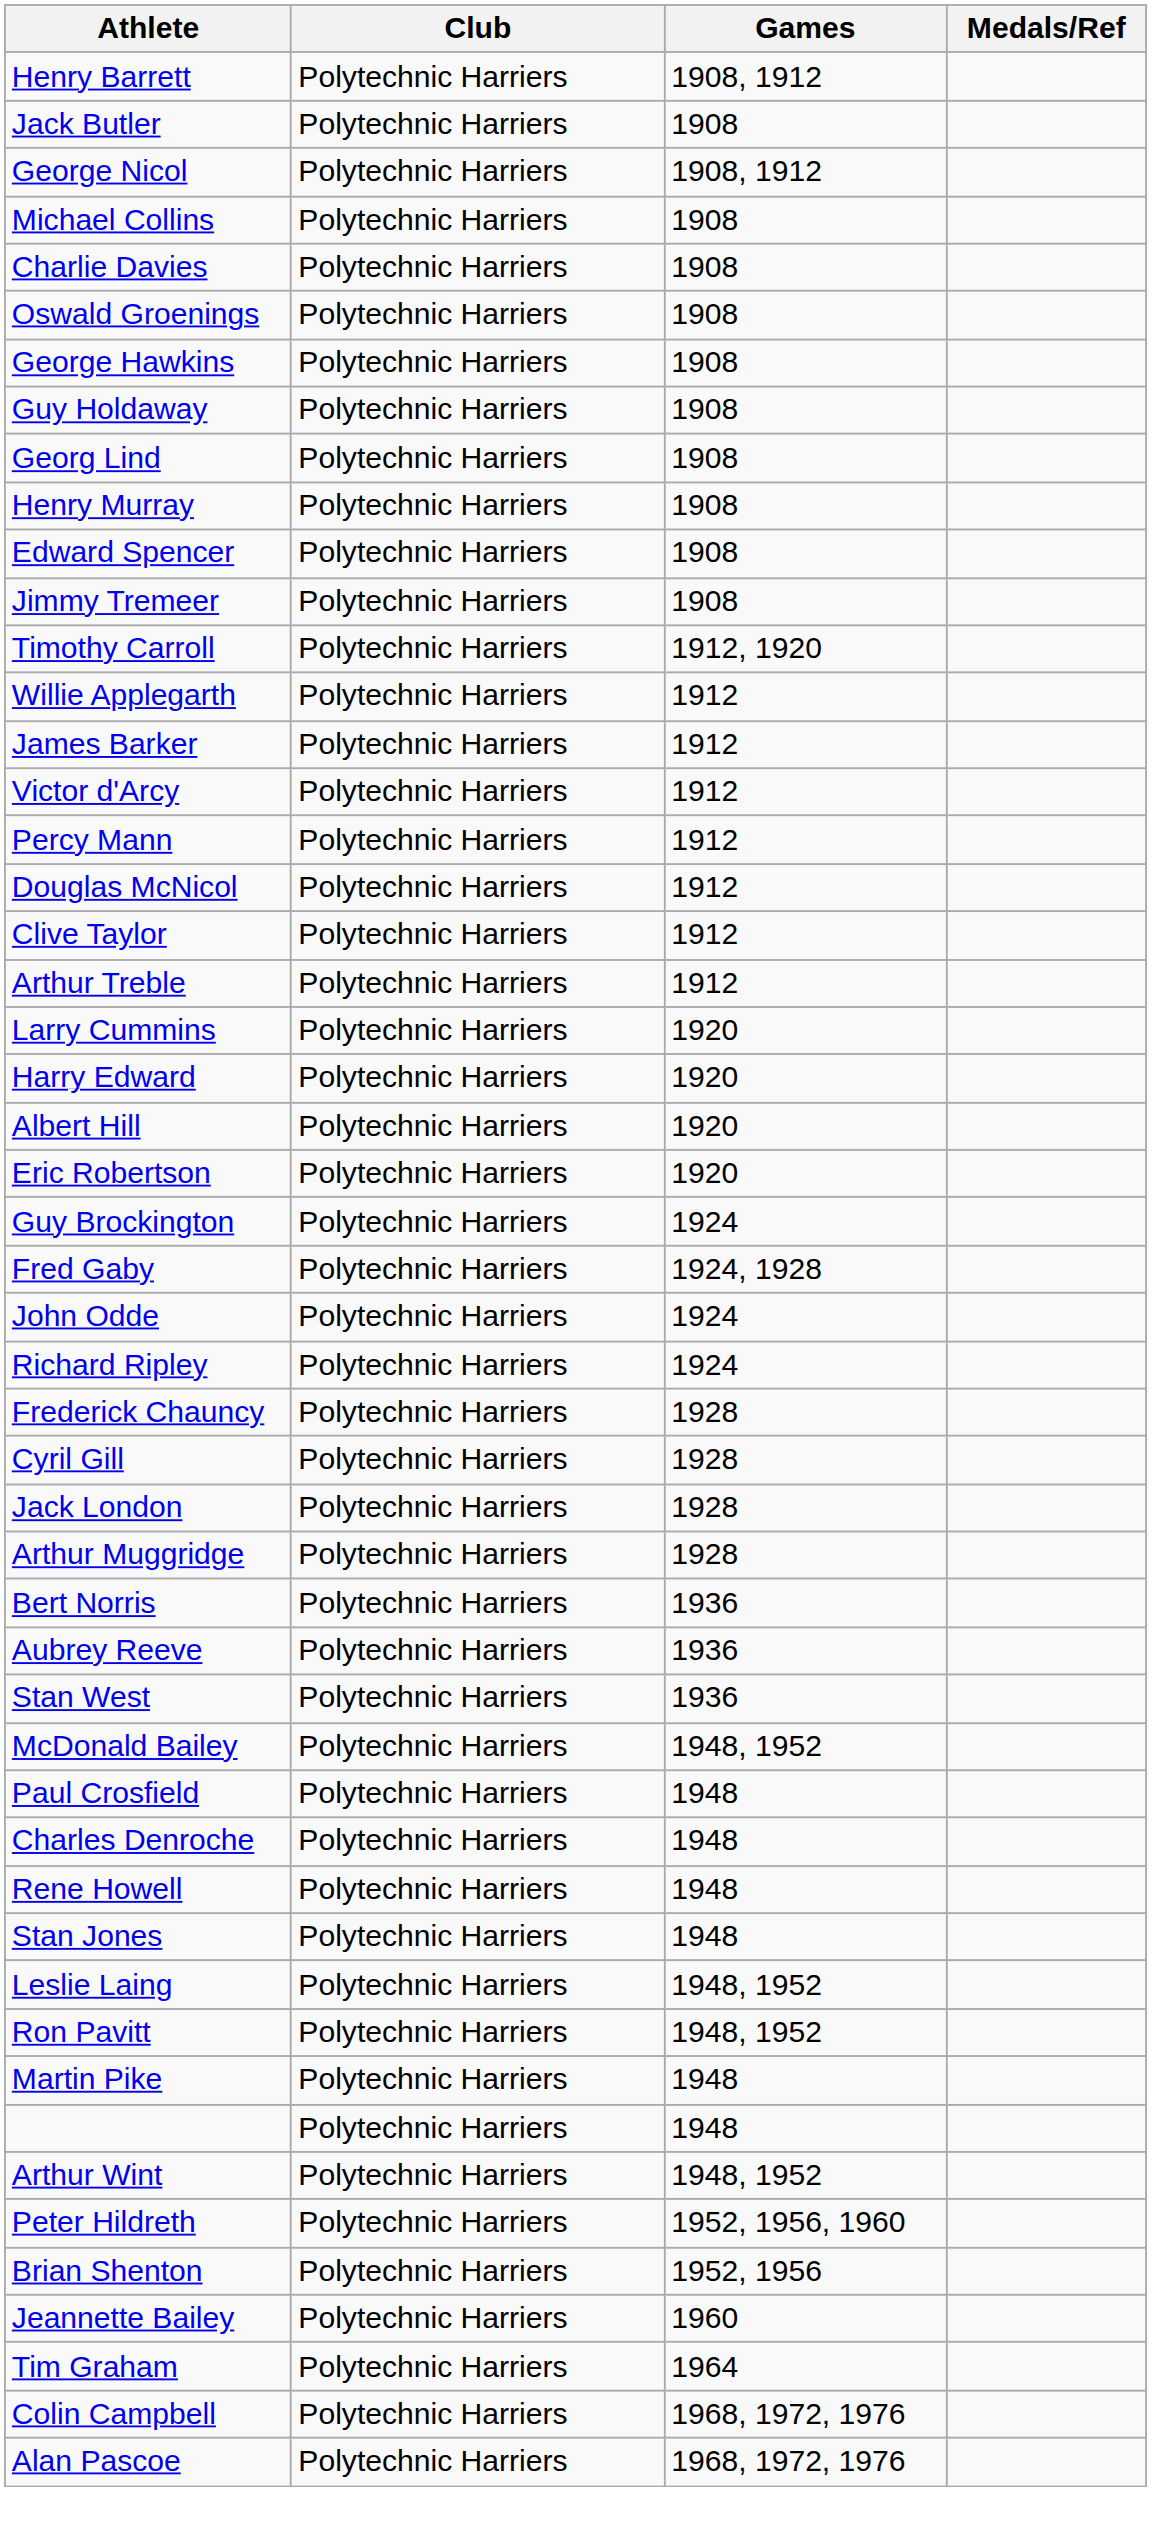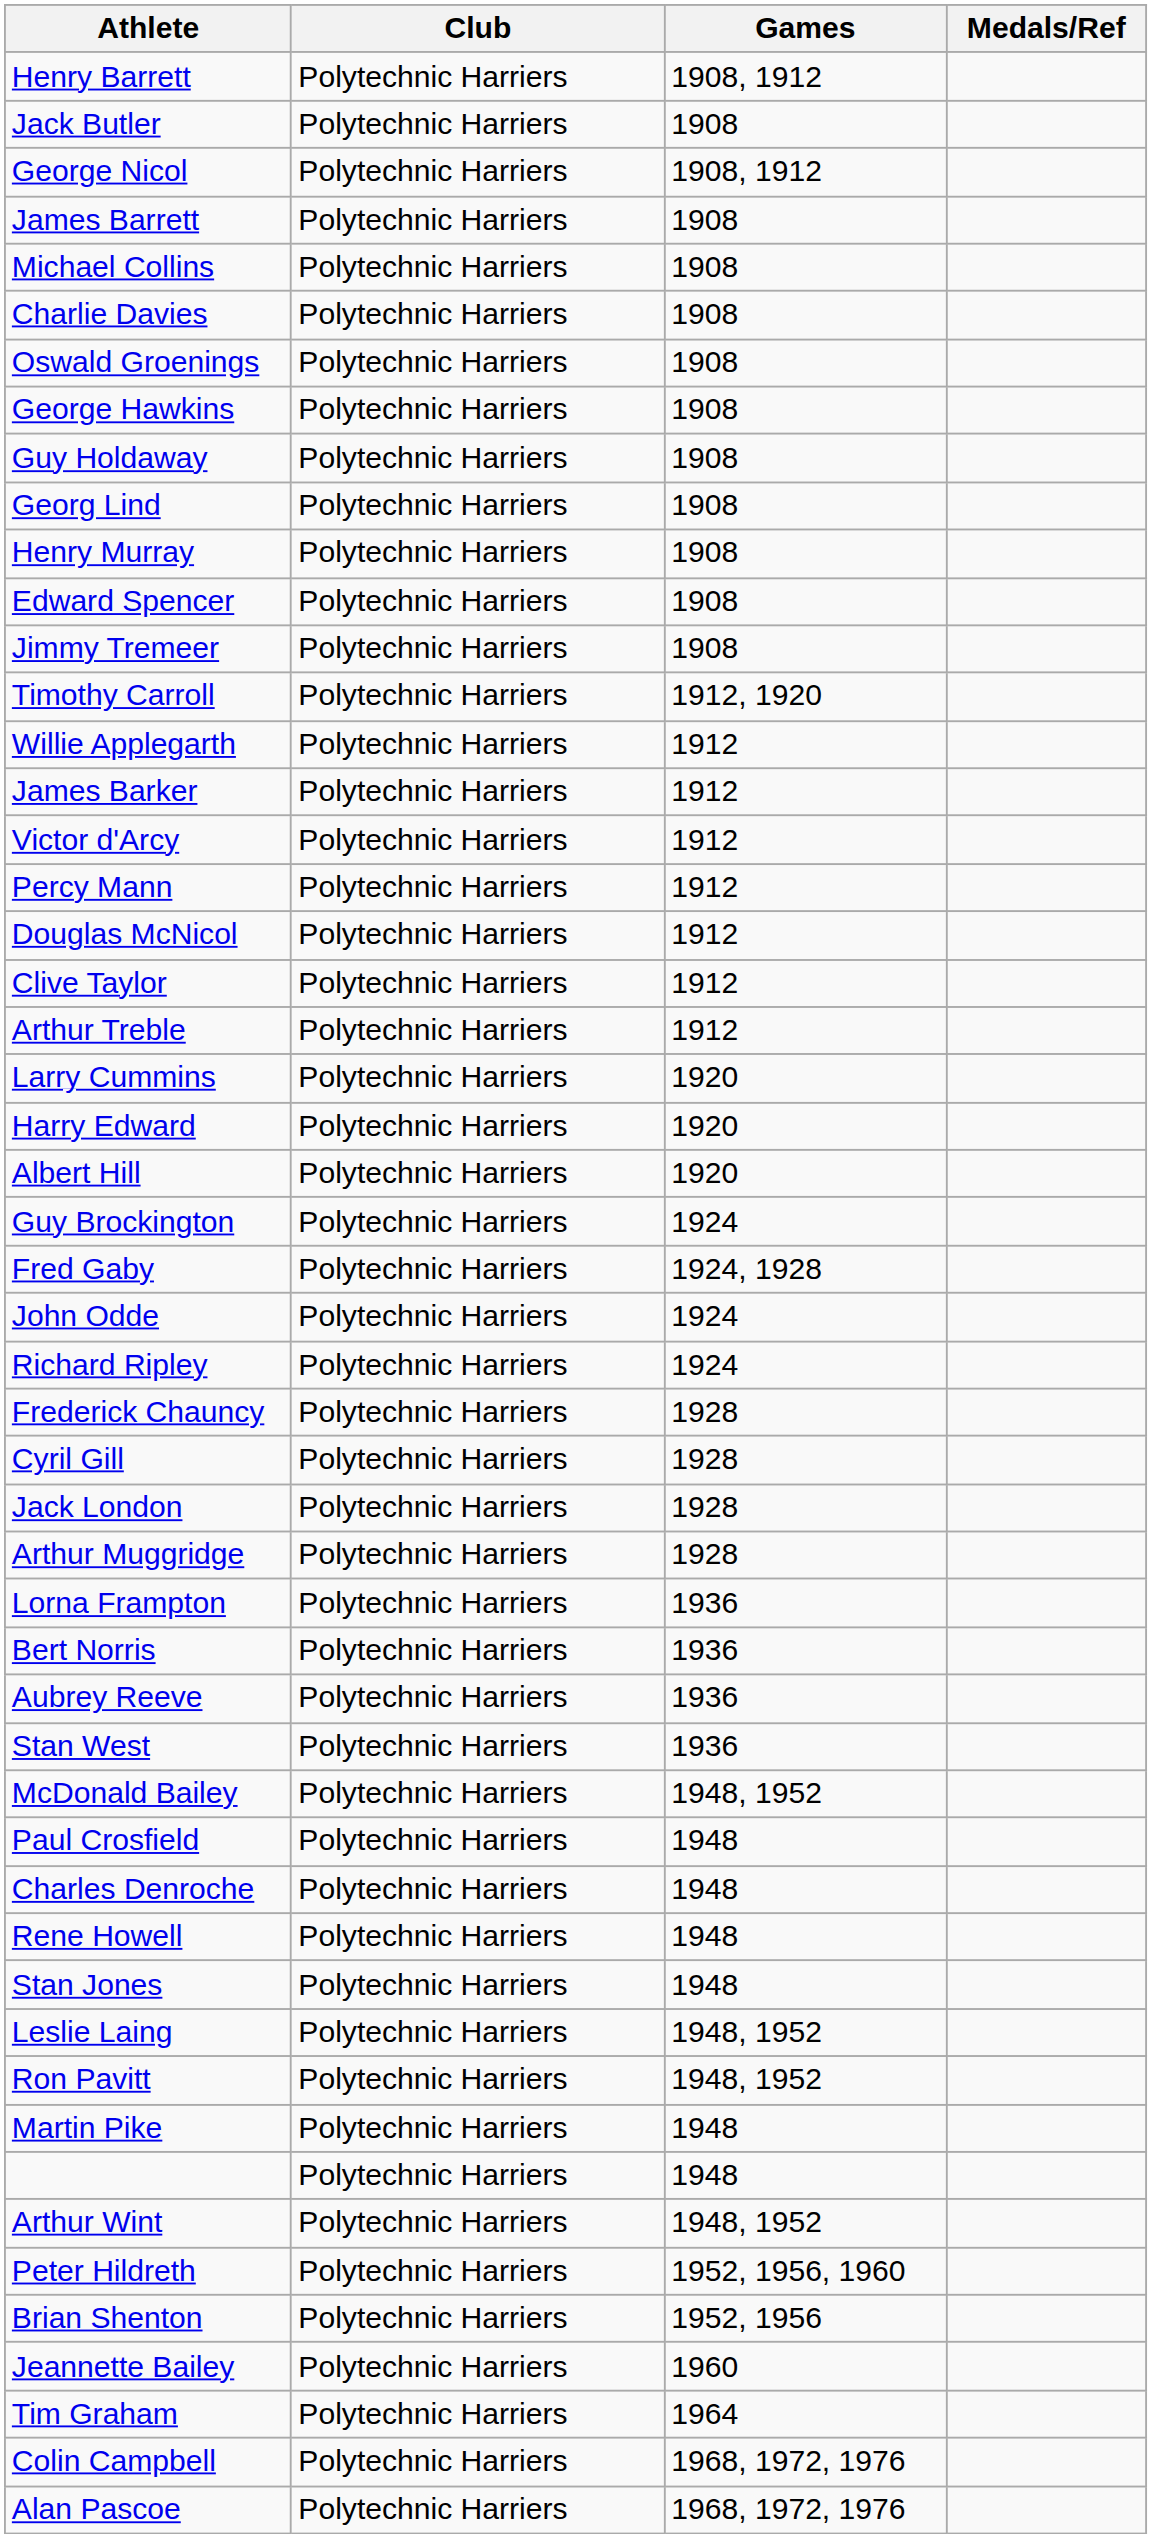+ row: (105, 219)
- row: (111, 1173)
+ row: (119, 1602)
